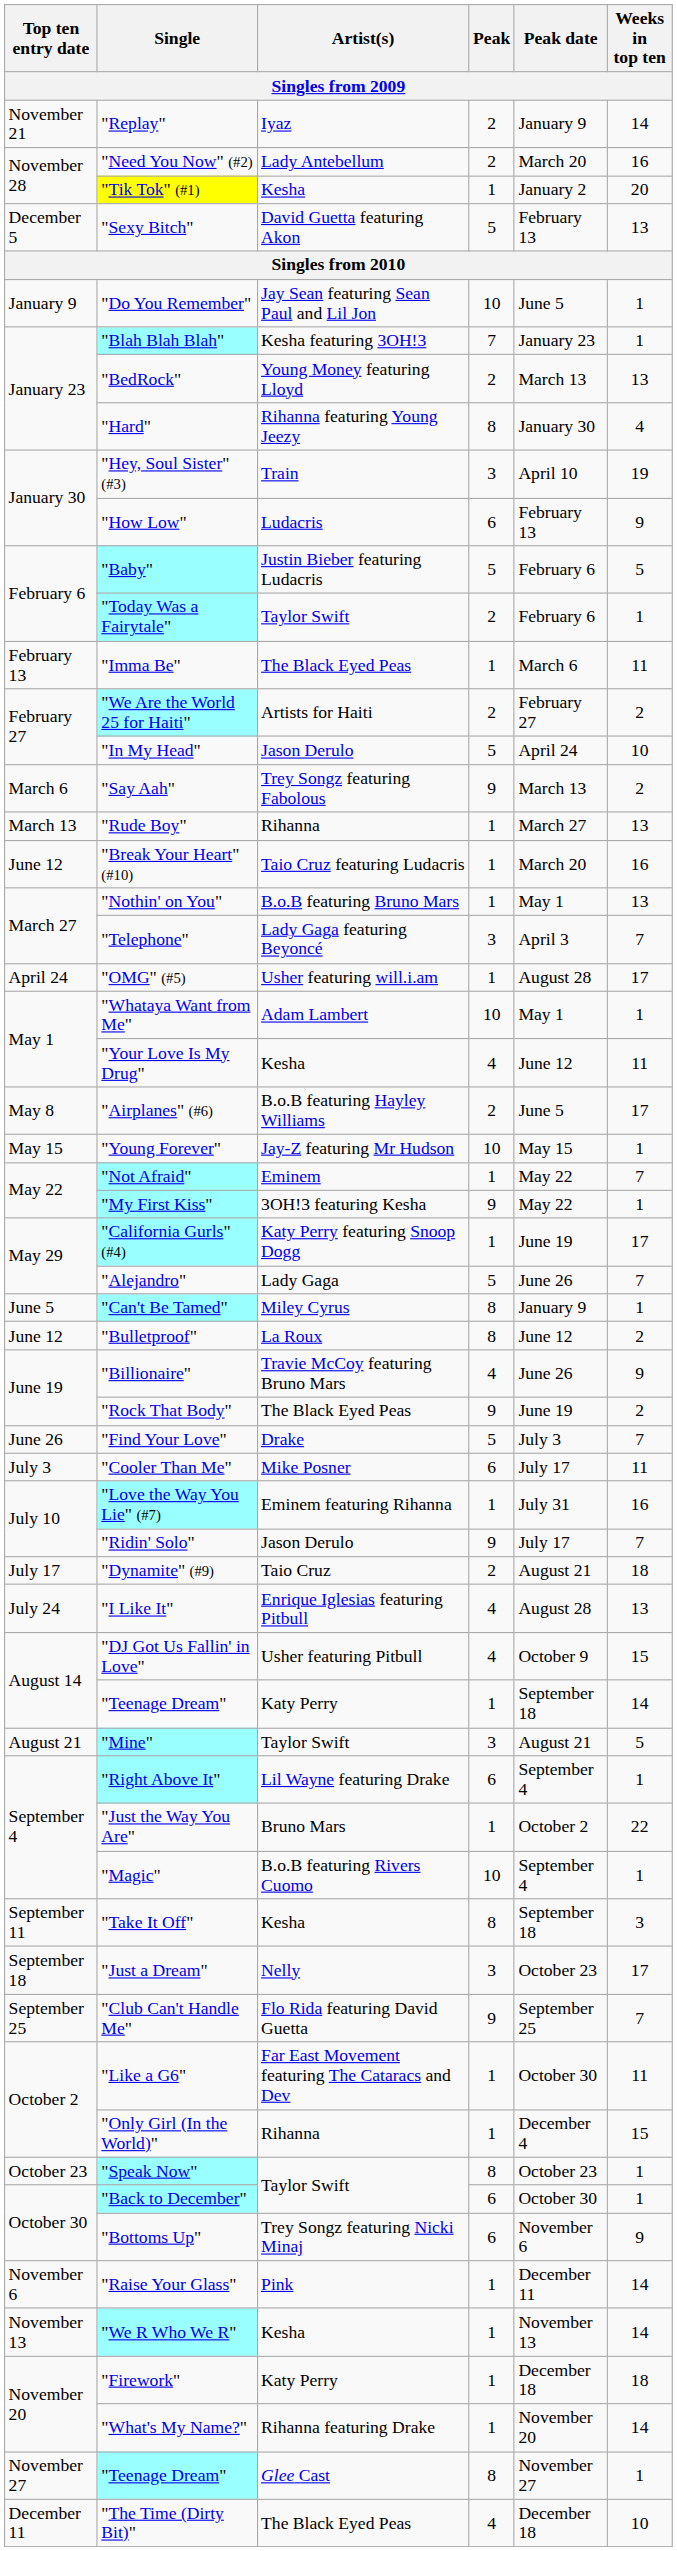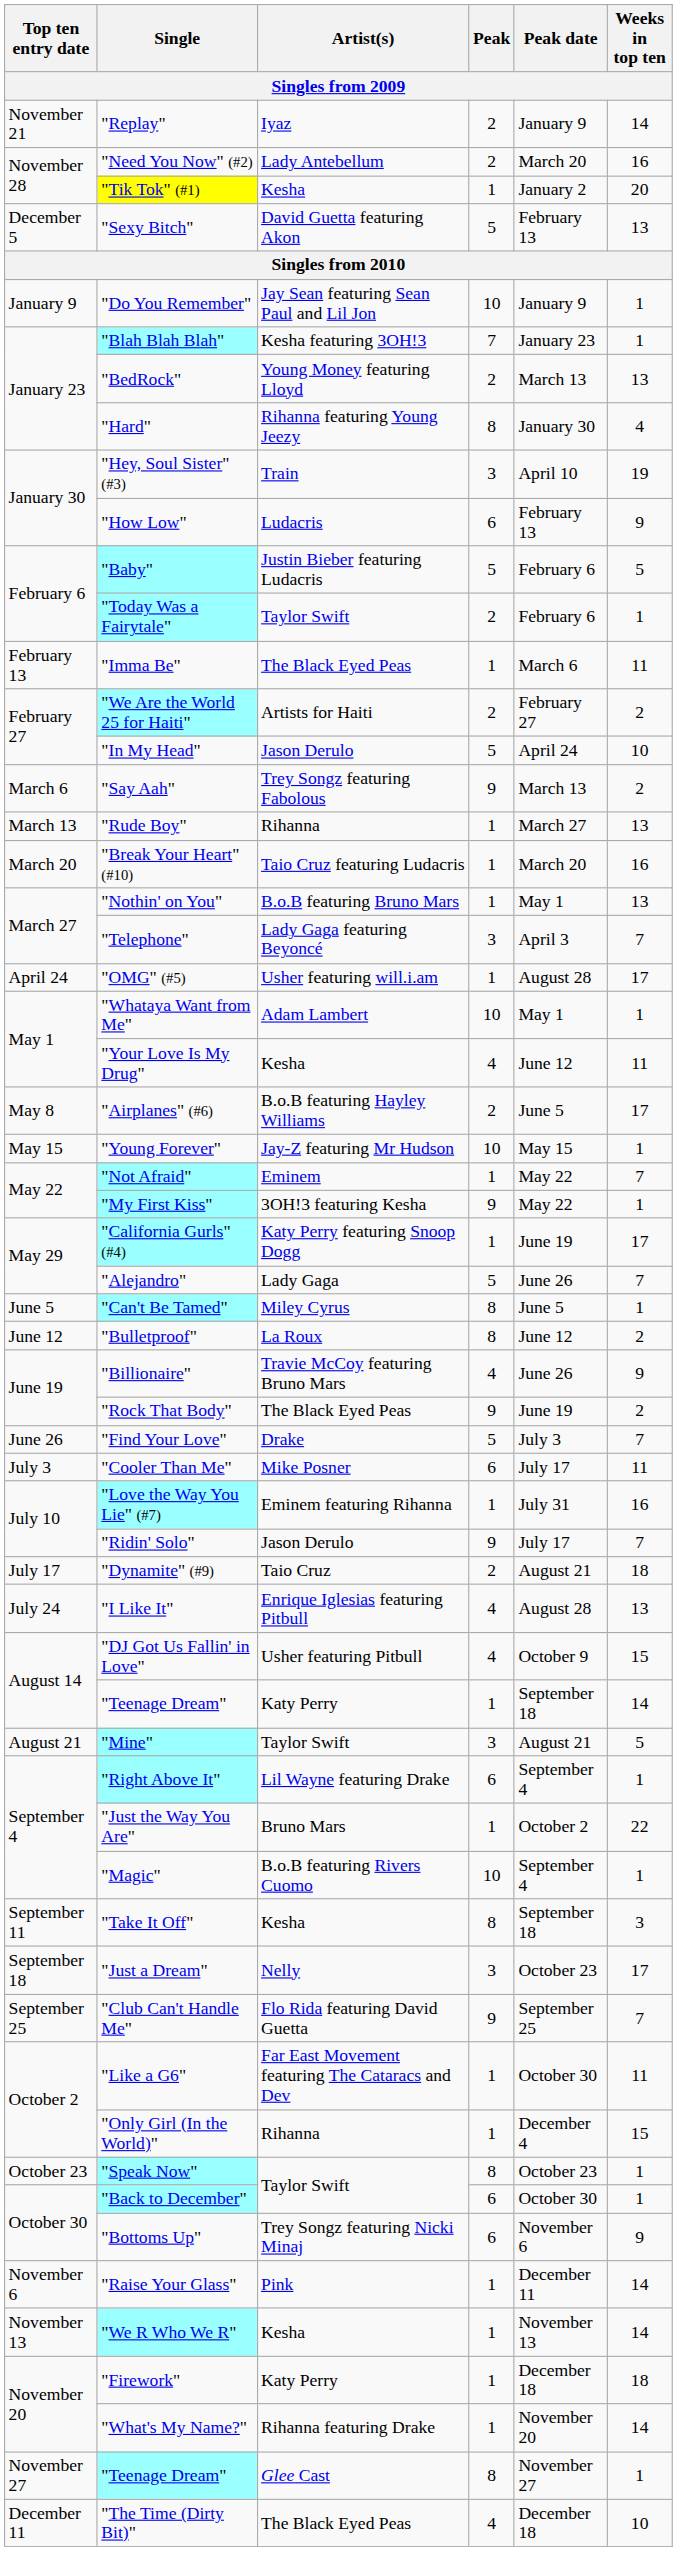(541, 302) June 5 -> (552, 302) January 9
(36, 863) June 12 -> (43, 863) March 20
(552, 1307) January 9 -> (541, 1307) June 5
